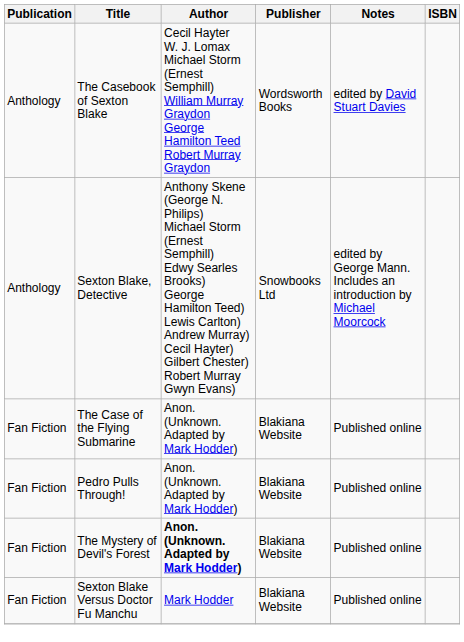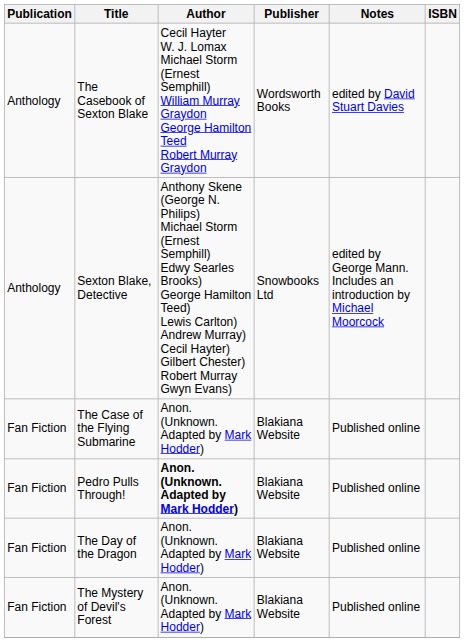(201, 488) normal -> (199, 488) bold
+ row: (107, 547)
(203, 547) bold -> (206, 607) normal
- row: (115, 600)
